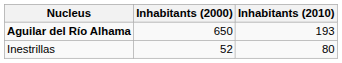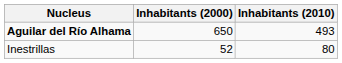(325, 31) 193 -> (325, 31) 493
